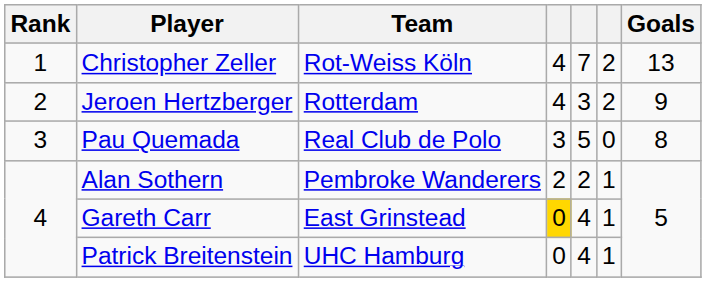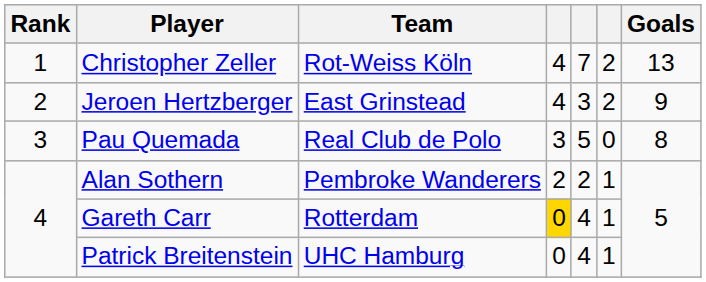(361, 101) Rotterdam -> (385, 101) East Grinstead
(385, 218) East Grinstead -> (361, 218) Rotterdam
